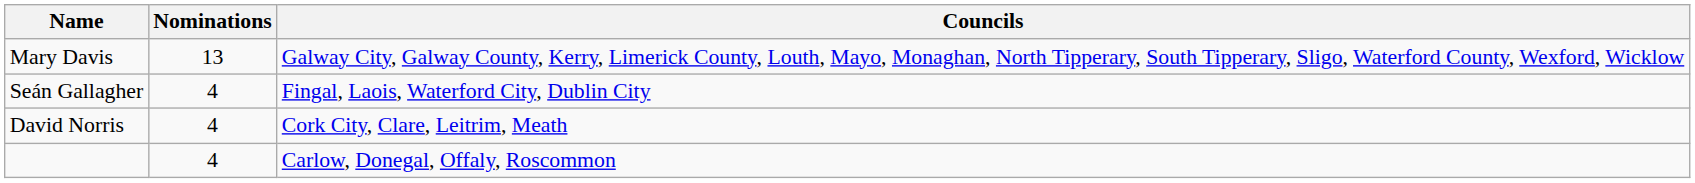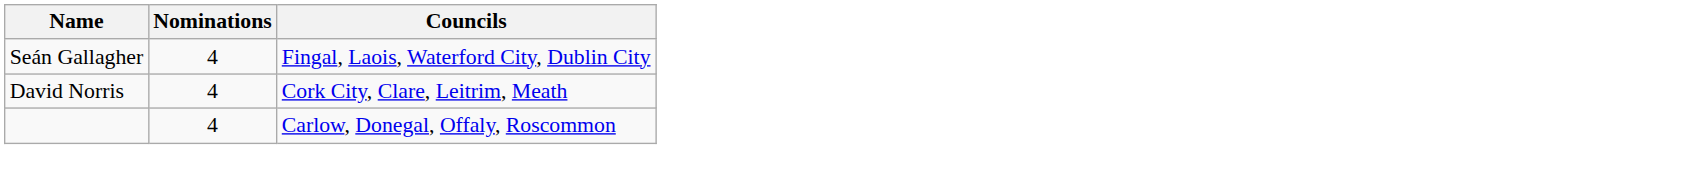- row: (61, 56)
